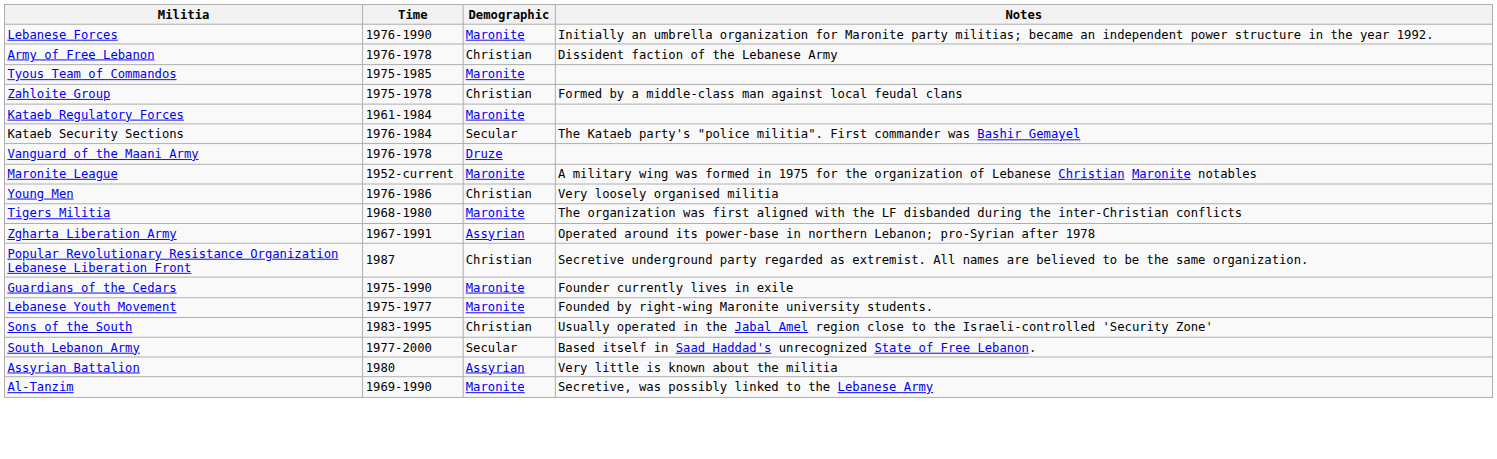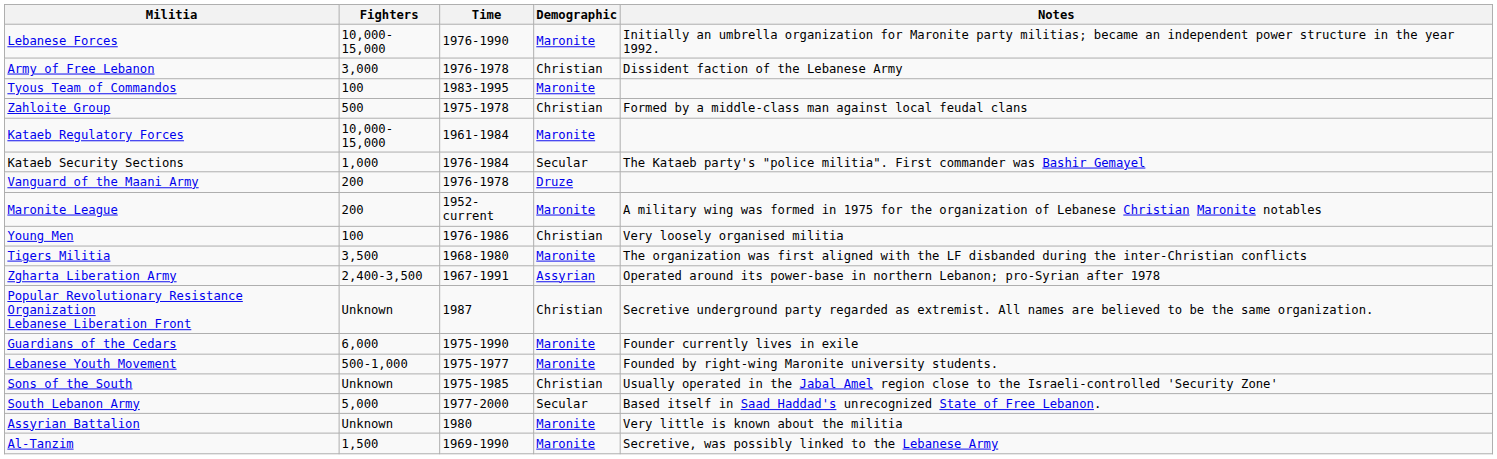+ column: (389, 14)
(399, 74) 1975-1985 -> (476, 88) 1983-1995
(399, 327) 1983-1995 -> (476, 384) 1975-1985
(495, 367) Assyrian -> (566, 424) Maronite
